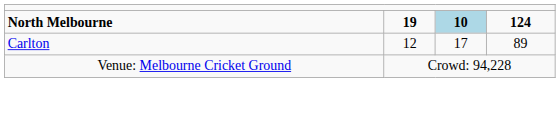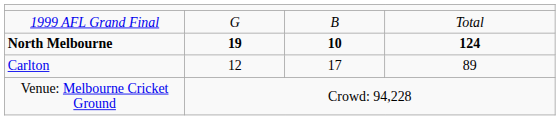+ row: (95, 21)
(461, 21) lightblue background -> (335, 44) no background
